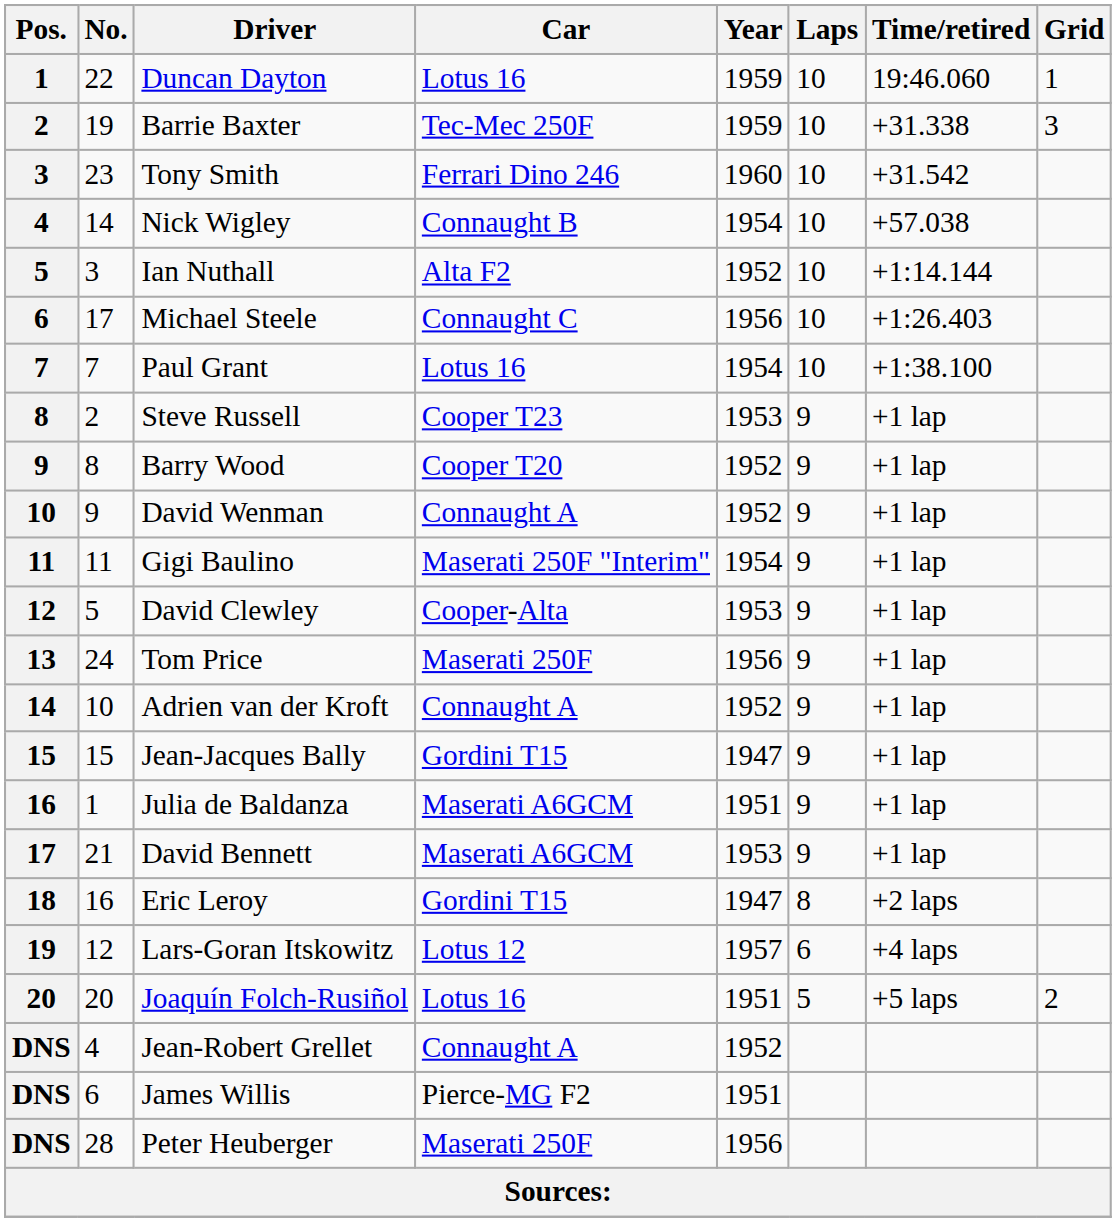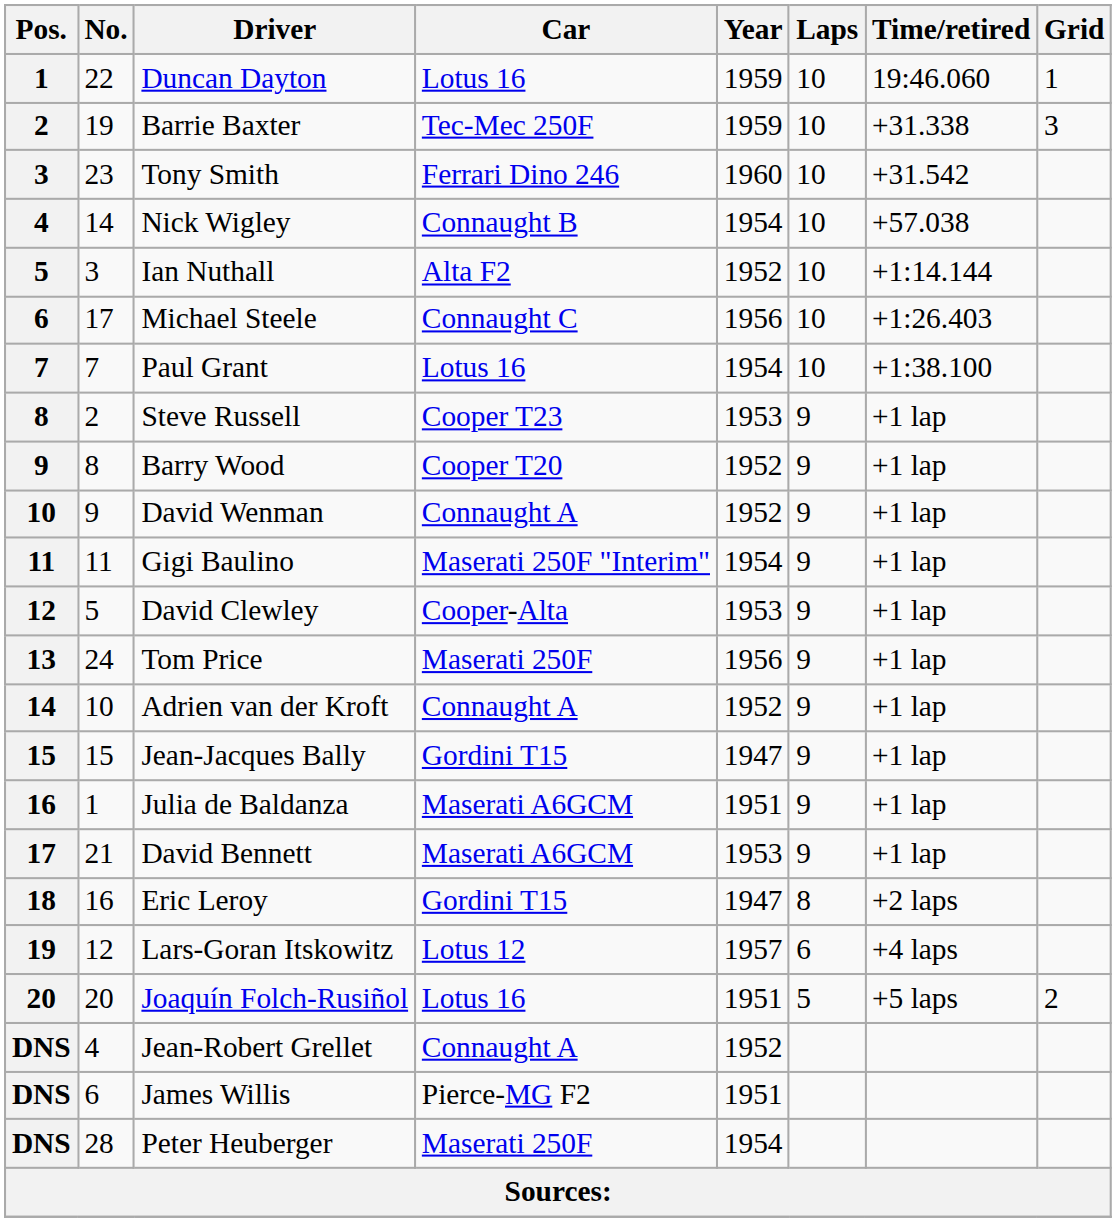(753, 1143) 1956 -> (753, 1143) 1954
